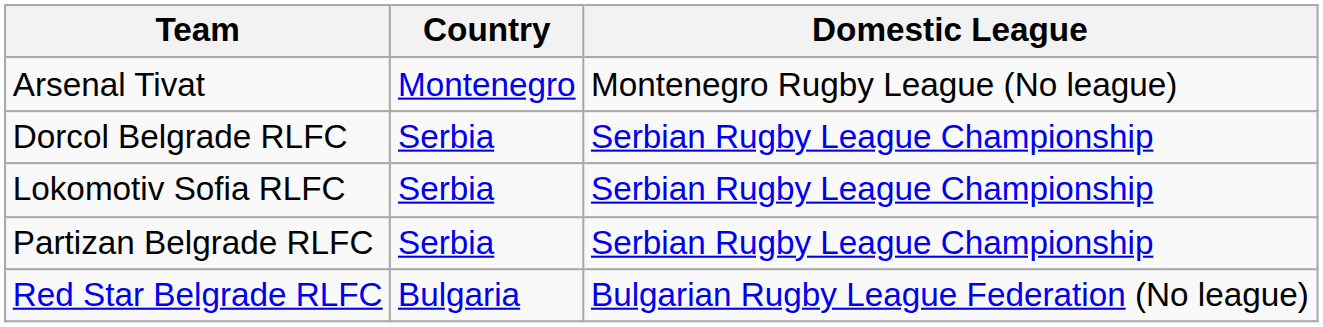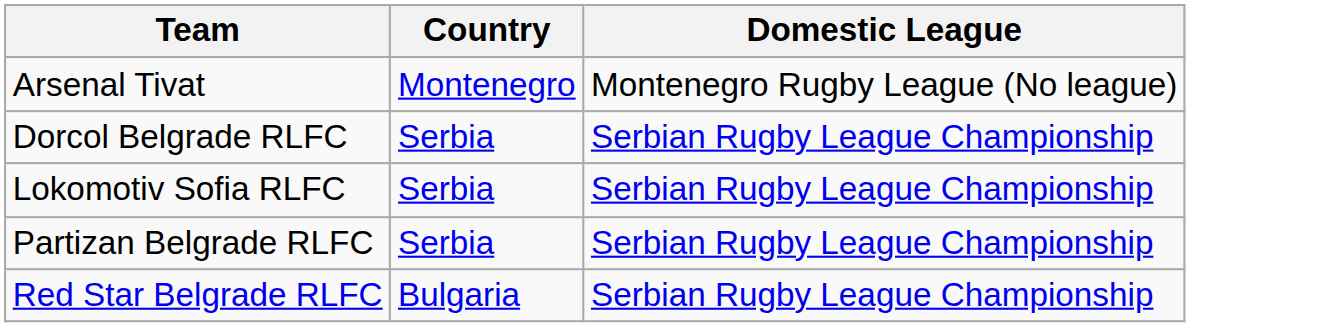(950, 294) Bulgarian Rugby League Federation (No league) -> (872, 294) Serbian Rugby League Championship
